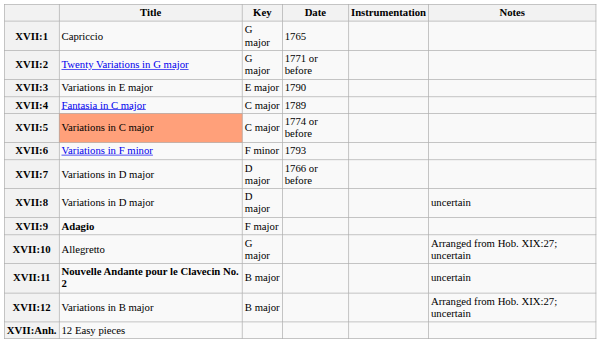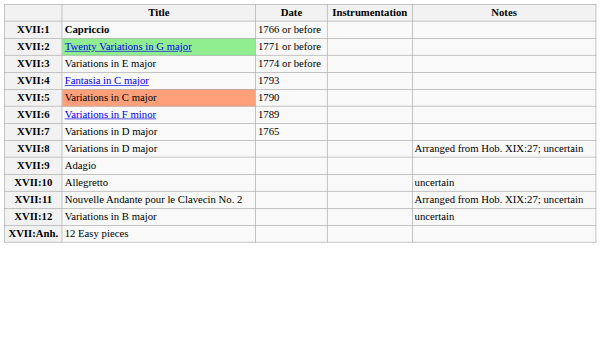- column: (262, 13)
(82, 36) normal -> (87, 30) bold
(295, 36) 1765 -> (289, 30) 1766 or before
(125, 65) no background -> (128, 47) lightgreen background
(295, 88) 1790 -> (289, 64) 1774 or before
(295, 105) 1789 -> (269, 81) 1793
(301, 128) 1774 or before -> (269, 98) 1790
(295, 151) 1793 -> (269, 115) 1789
(301, 174) 1766 or before -> (269, 132) 1765
(451, 203) uncertain -> (499, 149) Arranged from Hob. XIX:27; uncertain
(78, 226) bold -> (80, 166) normal
(494, 249) Arranged from Hob. XIX:27; uncertain -> (435, 183) uncertain
(150, 278) bold -> (154, 200) normal
(451, 278) uncertain -> (499, 200) Arranged from Hob. XIX:27; uncertain
(494, 307) Arranged from Hob. XIX:27; uncertain -> (435, 217) uncertain
